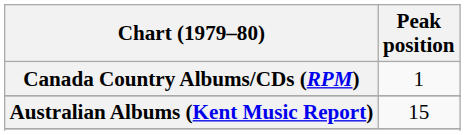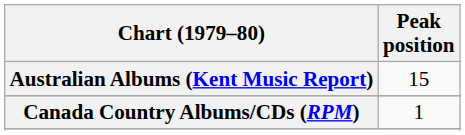rows swapped: (191, 111) <-> (191, 78)
